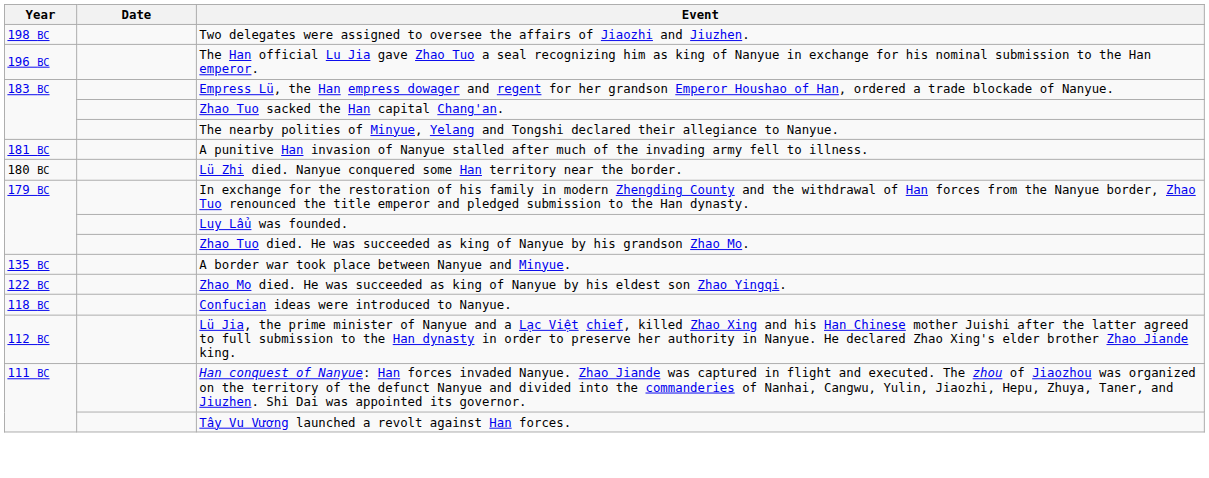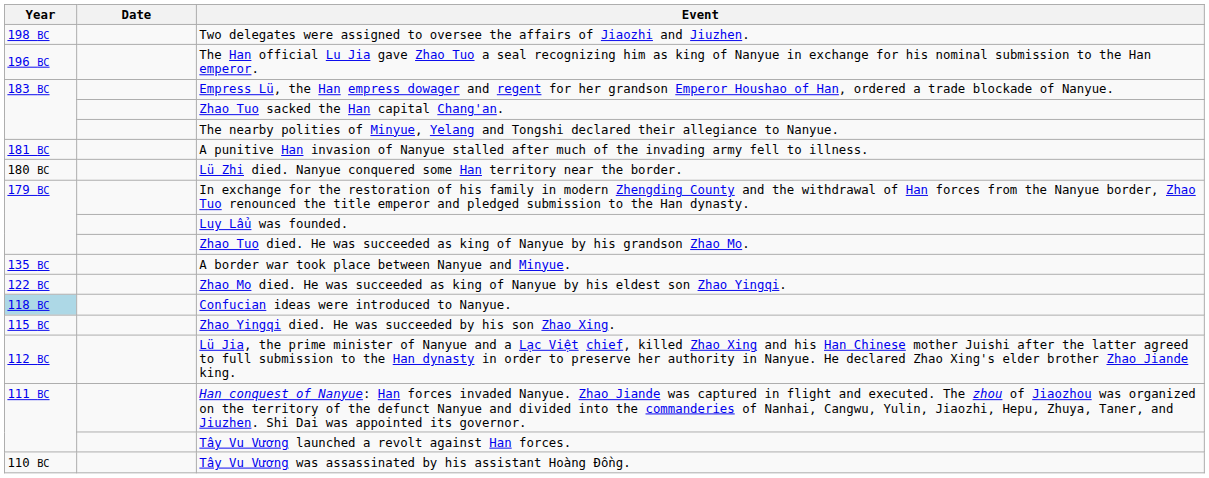(28, 305) no background -> (28, 305) lightblue background
+ row: (408, 325)
+ row: (415, 462)
